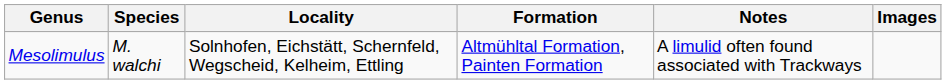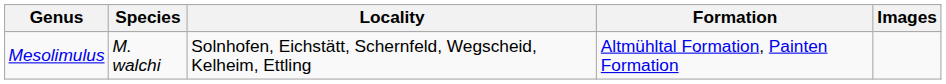- column: (763, 18)
